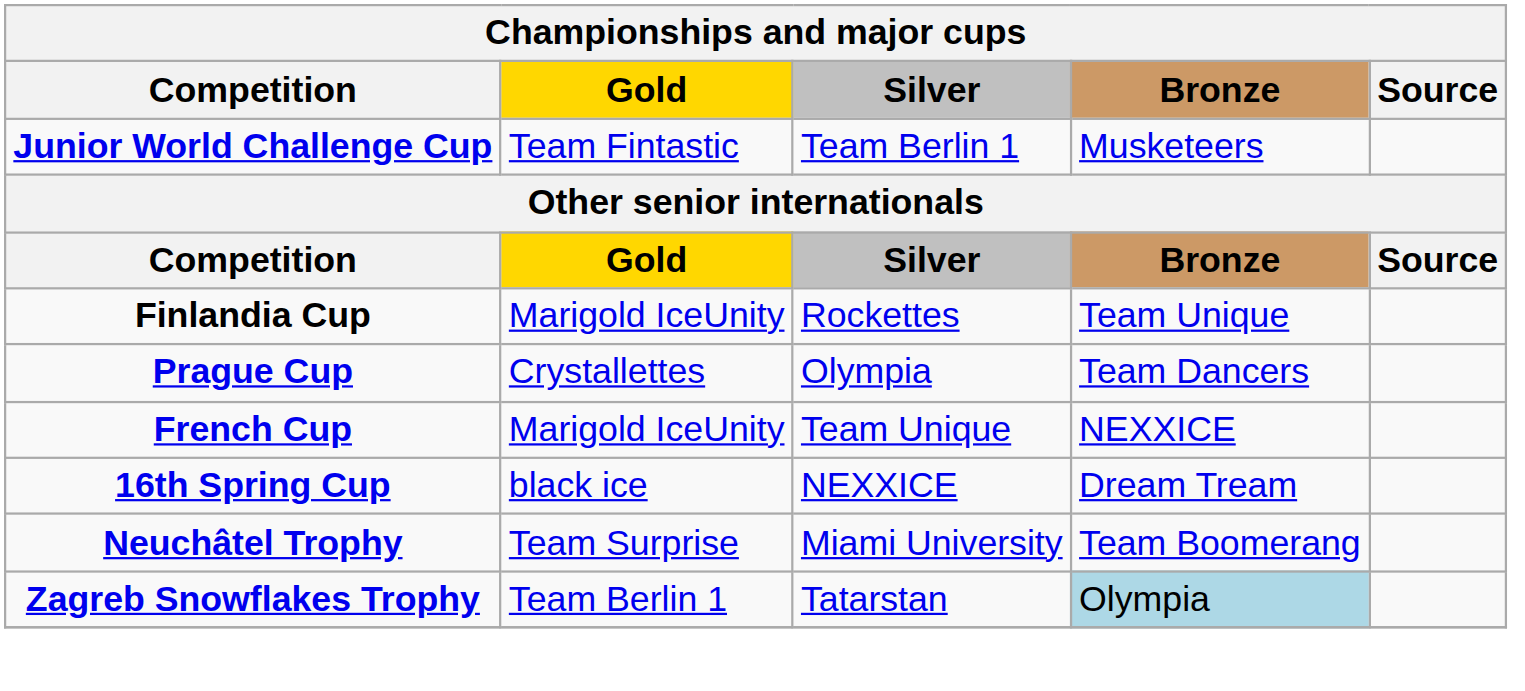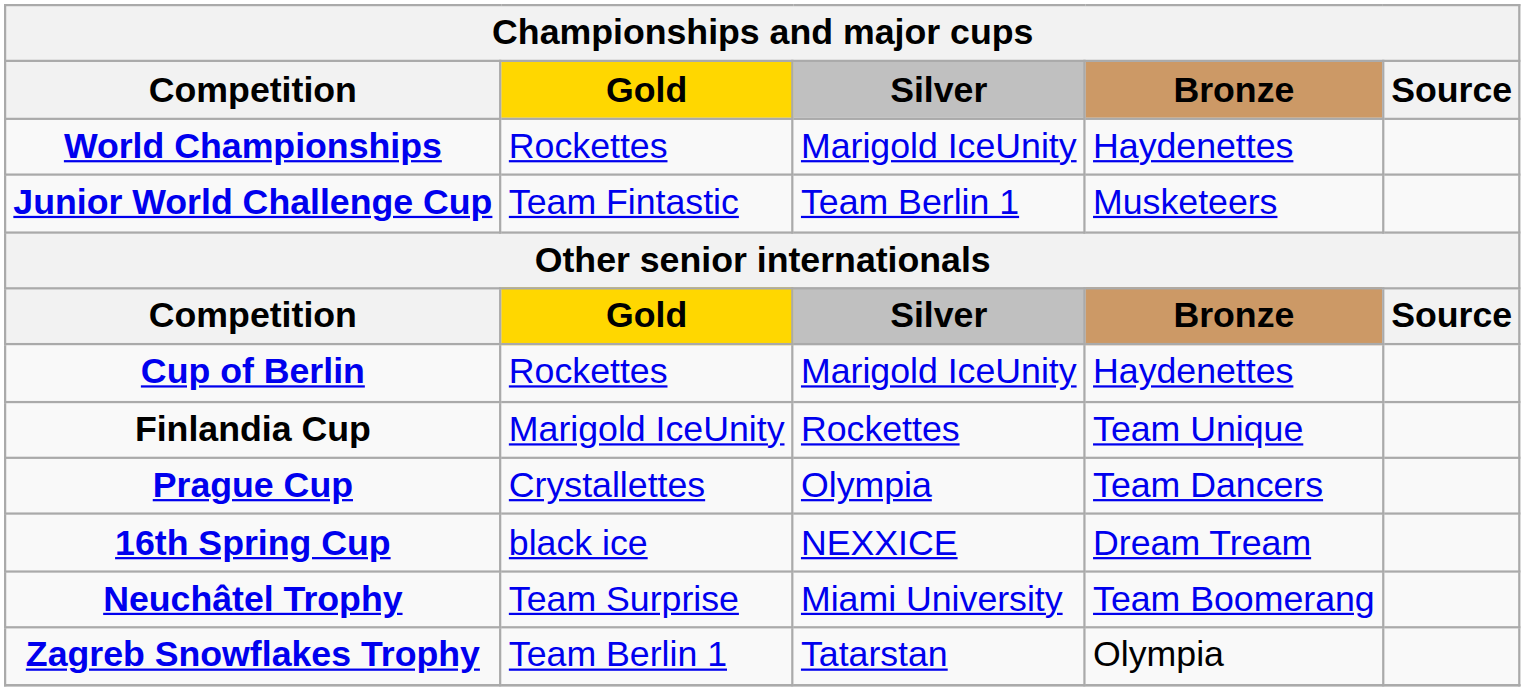+ row: (253, 145)
+ row: (253, 372)
- row: (253, 428)
(1145, 598) lightblue background -> (1158, 655) no background
